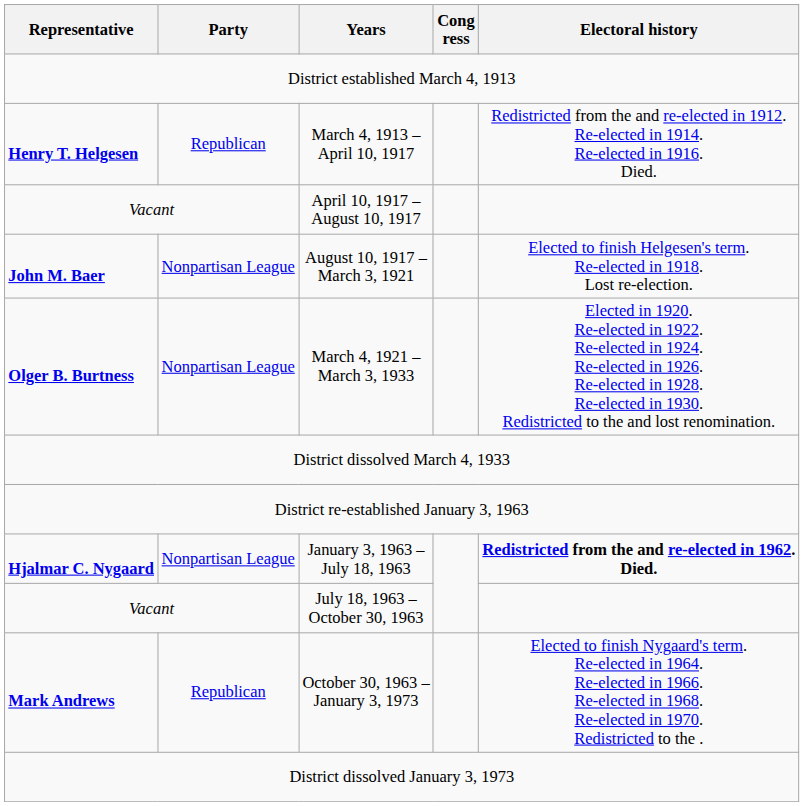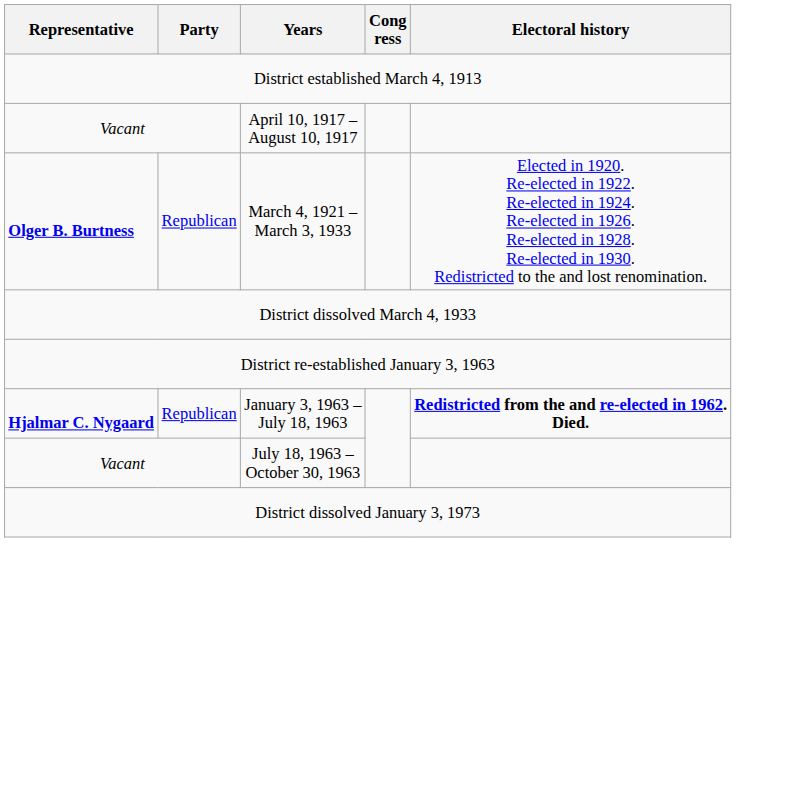- row: (366, 144)
- row: (366, 266)
(228, 366) Nonpartisan League -> (199, 221) Republican
(228, 558) Nonpartisan League -> (199, 413) Republican
- row: (366, 692)
